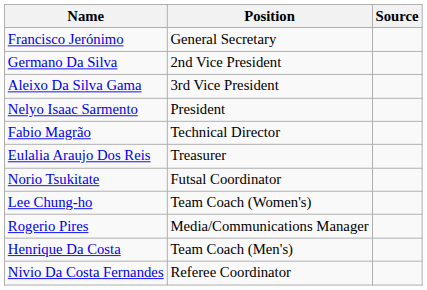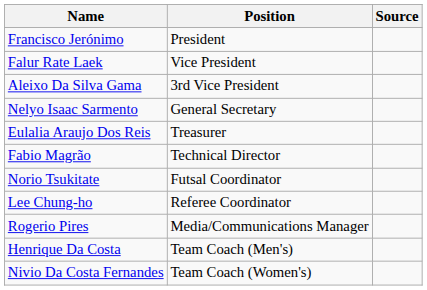(223, 39) General Secretary -> (198, 39) President
+ row: (55, 62)
- row: (63, 62)
(198, 109) President -> (223, 109) General Secretary
rows swapped: (79, 156) <-> (49, 132)
(241, 202) Team Coach (Women's) -> (231, 202) Referee Coordinator
(231, 272) Referee Coordinator -> (241, 272) Team Coach (Women's)
